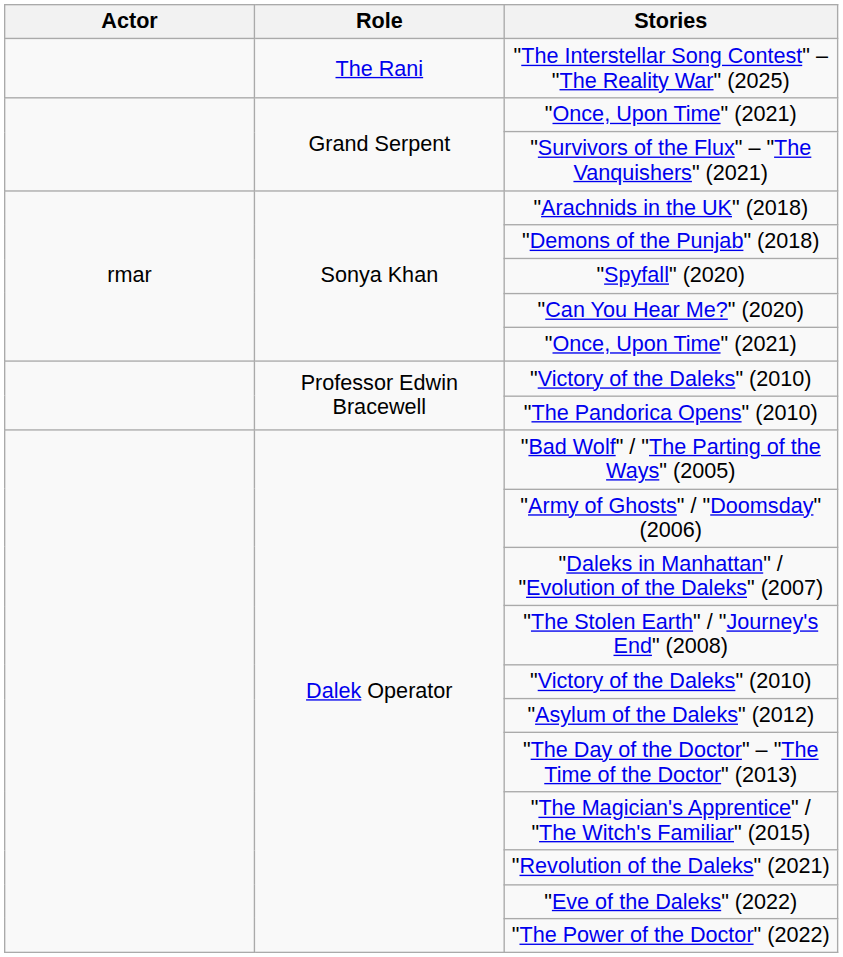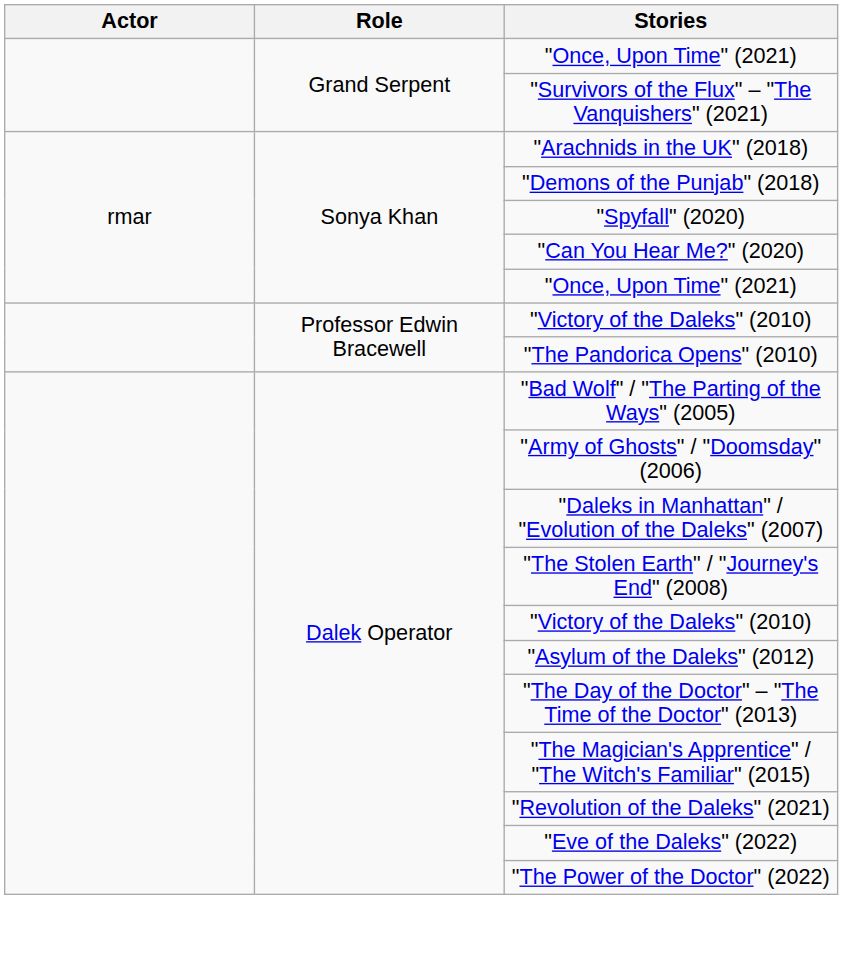- row: (379, 68)
